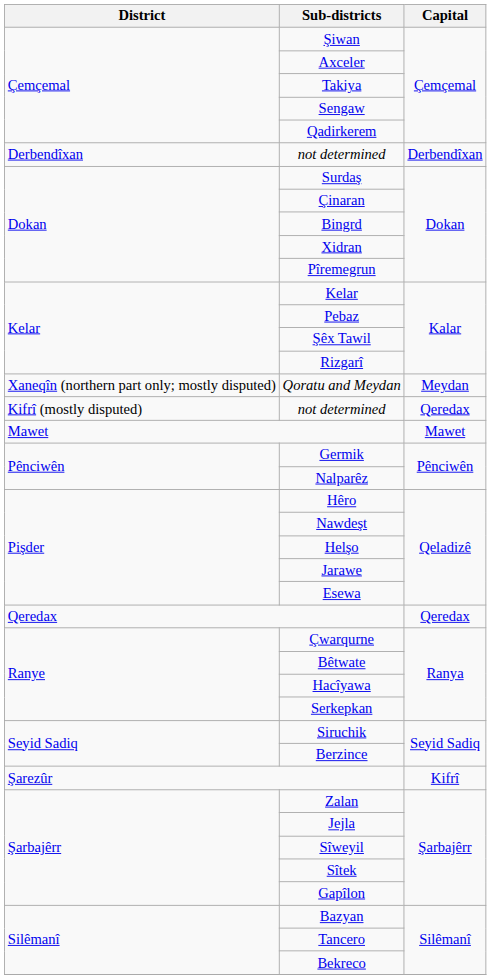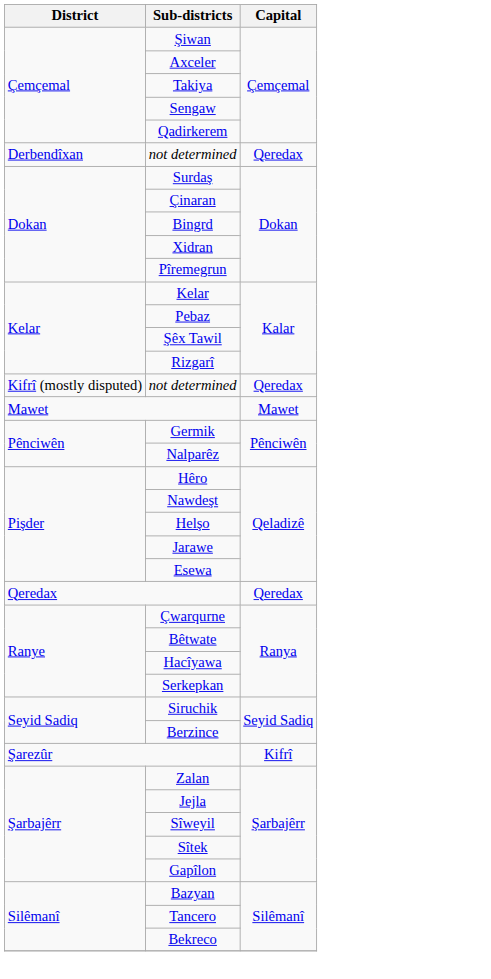(445, 154) Derbendîxan -> (278, 154) Qeredax
- row: (142, 385)
